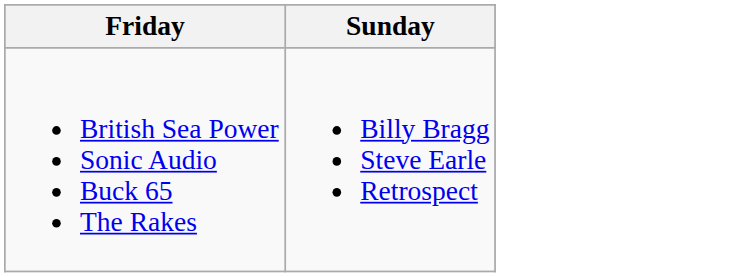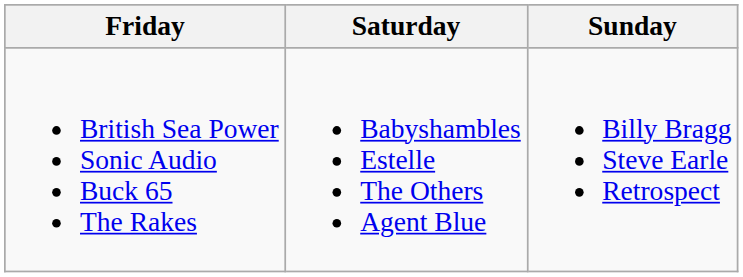+ column: (406, 26)
